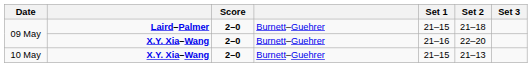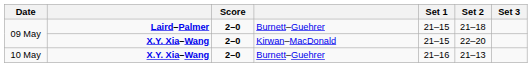(291, 41) Burnett–Guehrer -> (296, 41) Kirwan–MacDonald
(437, 41) 21–16 -> (437, 41) 21–15
(437, 56) 21–15 -> (437, 56) 21–16
